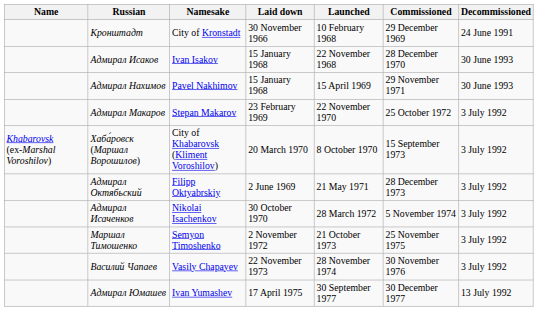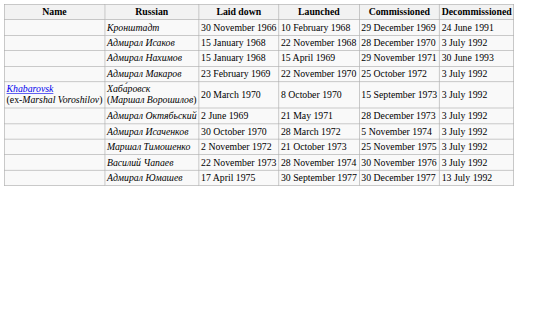- column: (208, 12)
(487, 59) 30 June 1993 -> (465, 43) 3 July 1992
